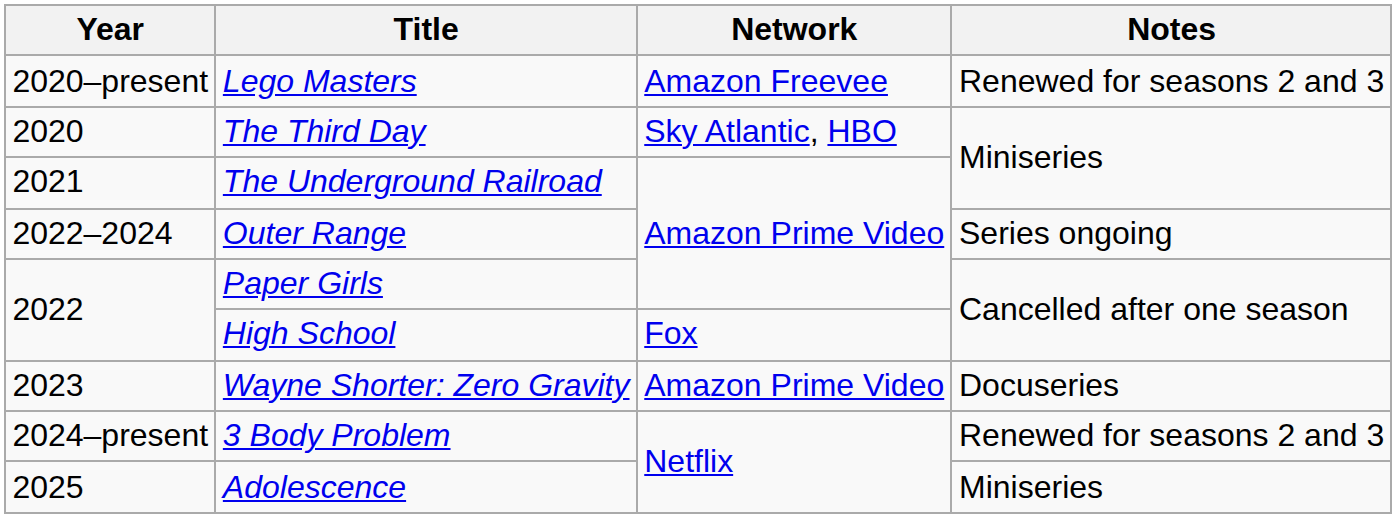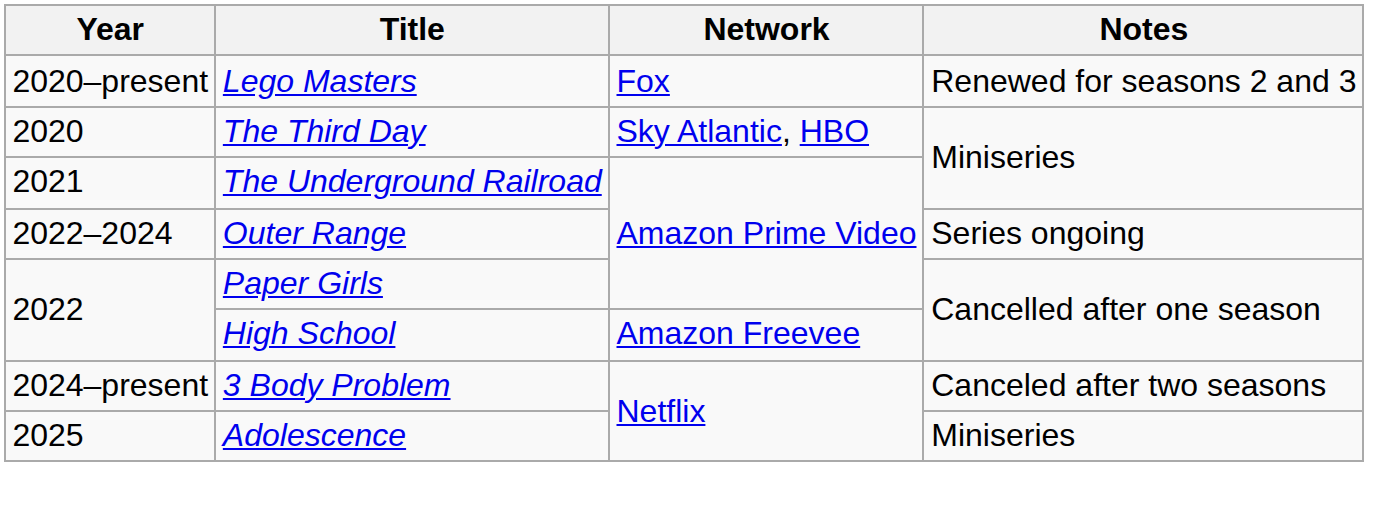(766, 80) Amazon Freevee -> (643, 80) Fox
(671, 334) Fox -> (738, 334) Amazon Freevee
- row: (426, 385)
(1172, 435) Renewed for seasons 2 and 3 -> (1129, 385) Canceled after two seasons
